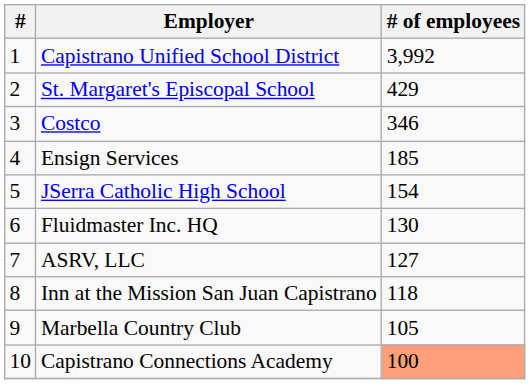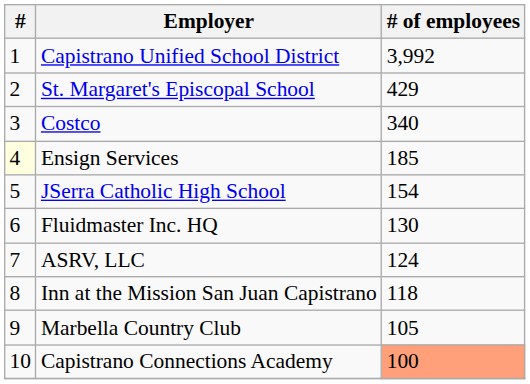(403, 123) 346 -> (403, 123) 340
(15, 157) no background -> (15, 157) lightyellow background
(403, 259) 127 -> (403, 259) 124
